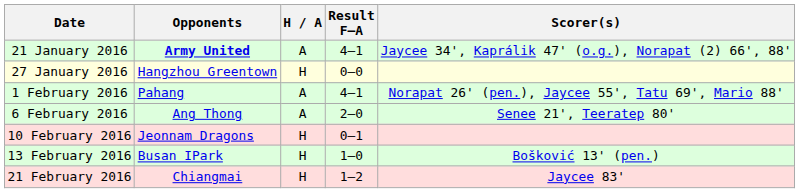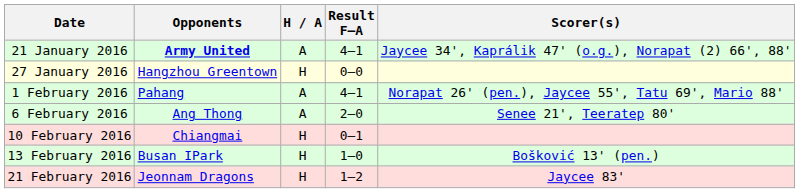(196, 135) Jeonnam Dragons -> (207, 135) Chiangmai
(207, 177) Chiangmai -> (196, 177) Jeonnam Dragons
